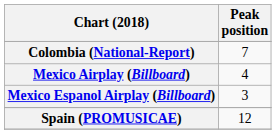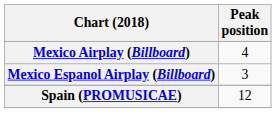- row: (111, 52)
